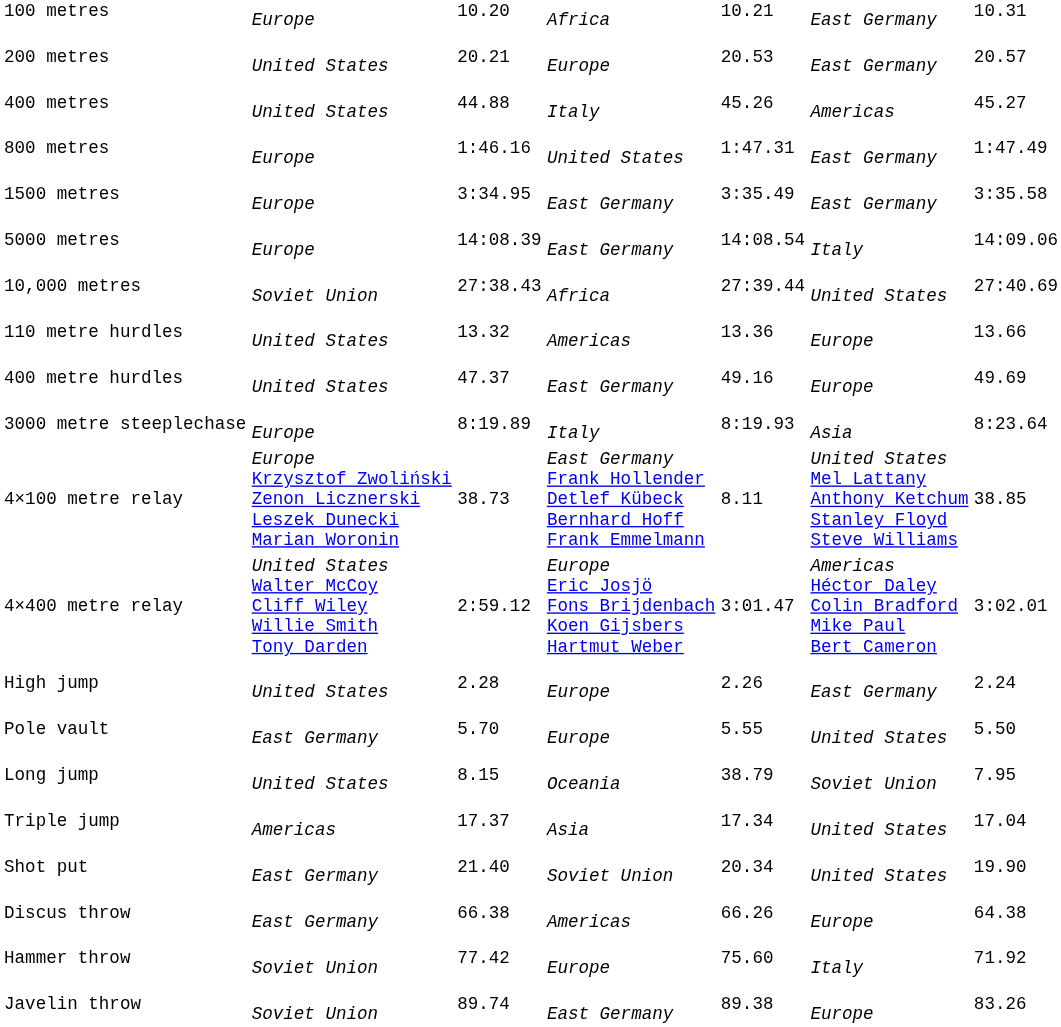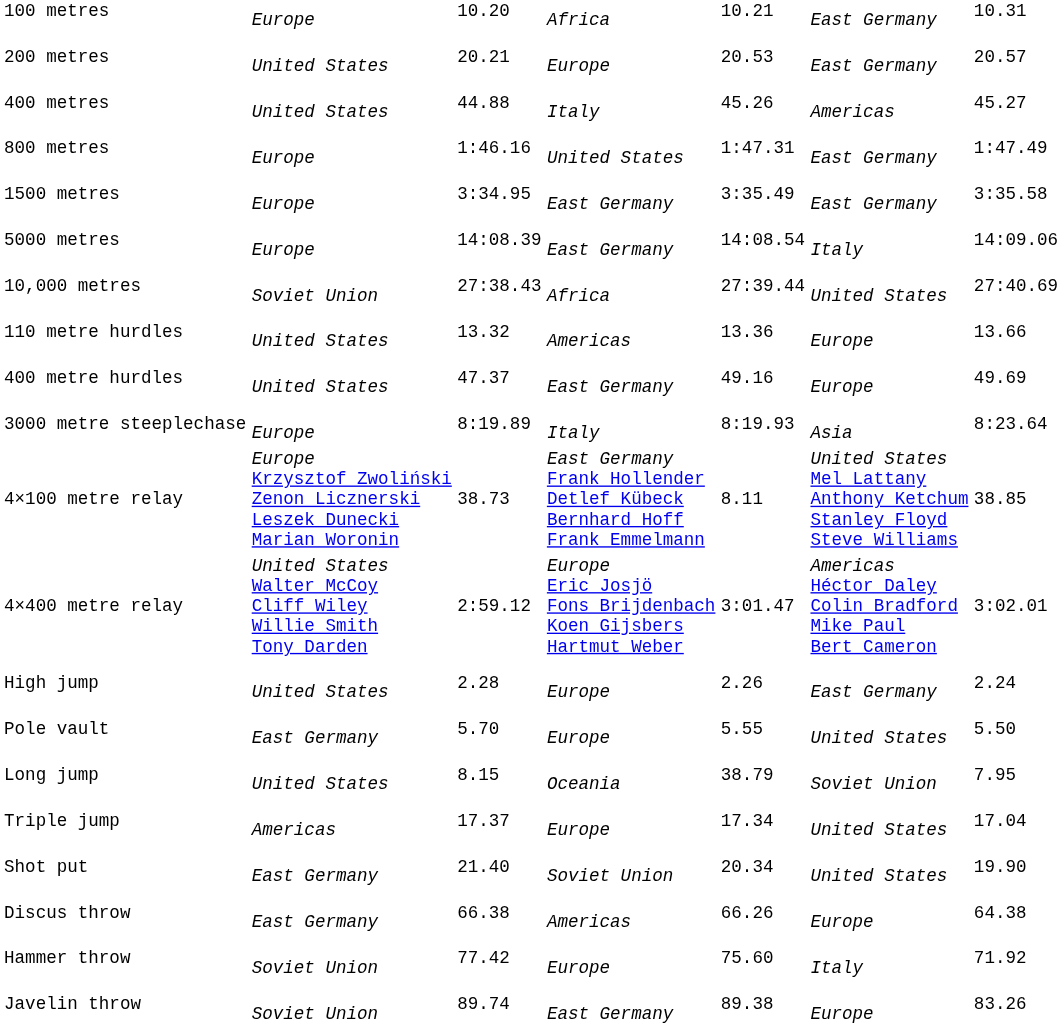(568, 830) Asia -> (578, 830) Europe
